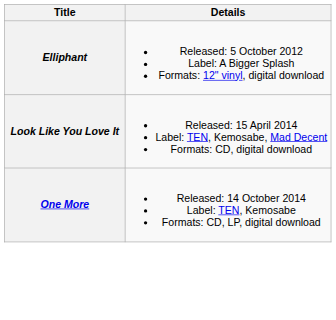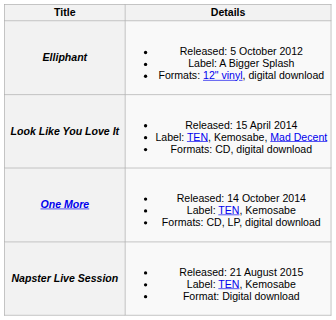+ row: (65, 278)
